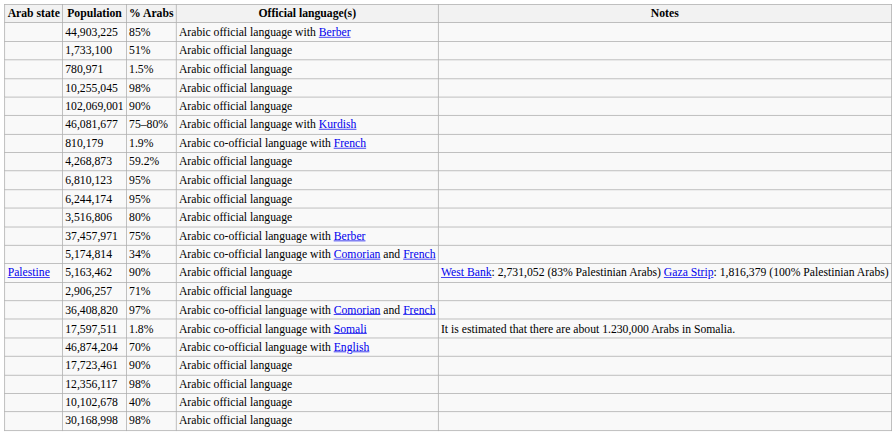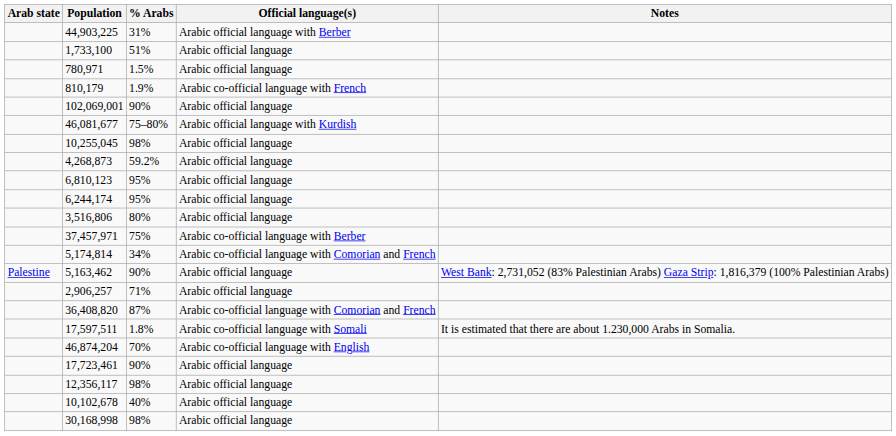(140, 32) 85% -> (140, 32) 31%
rows swapped: (84, 143) <-> (92, 87)
(140, 310) 97% -> (140, 310) 87%
